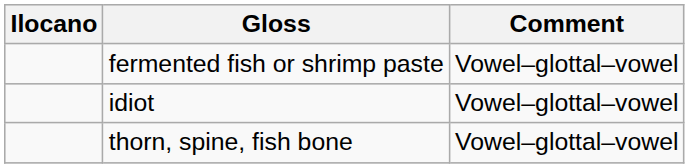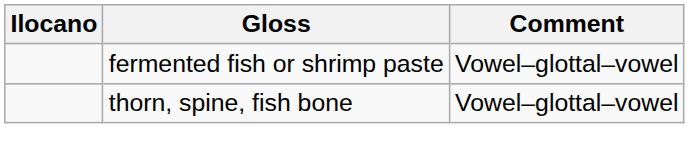- row: (131, 102)
